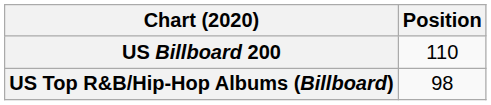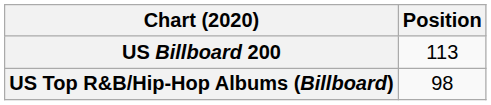(442, 52) 110 -> (442, 52) 113
